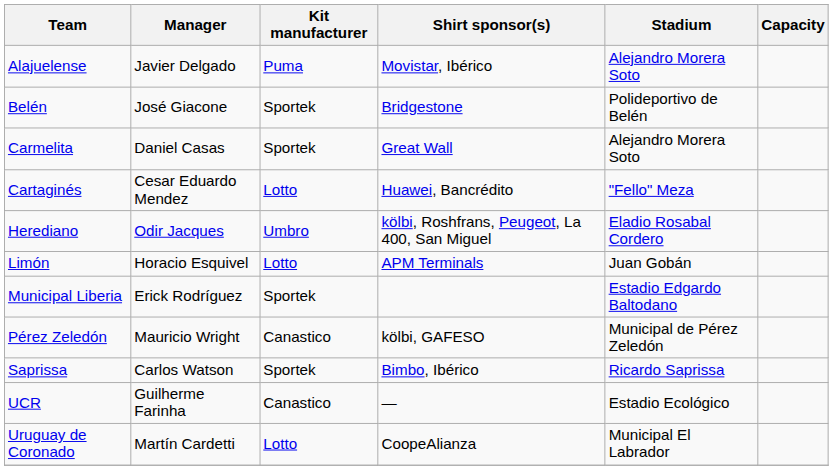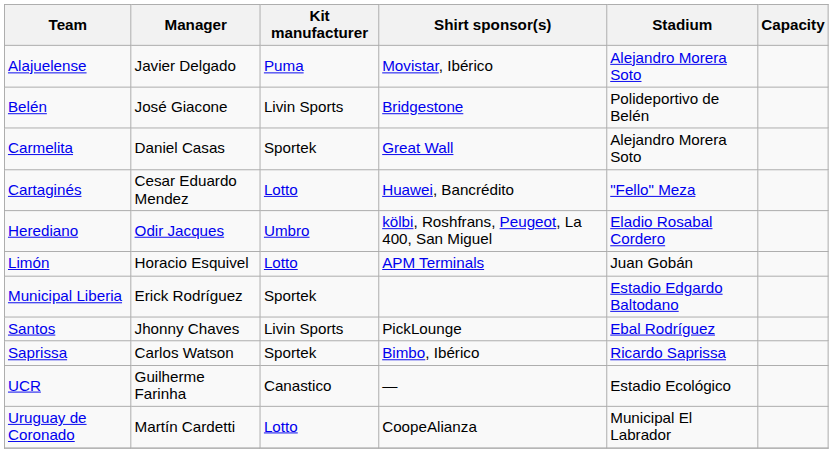(289, 107) Sportek -> (304, 107) Livin Sports
- row: (57, 337)
+ row: (32, 329)
